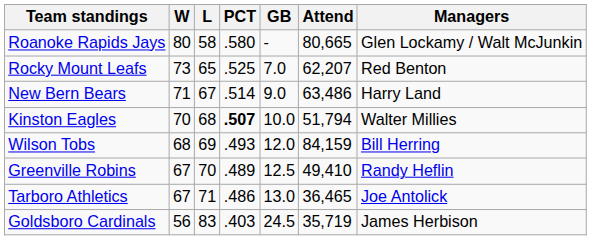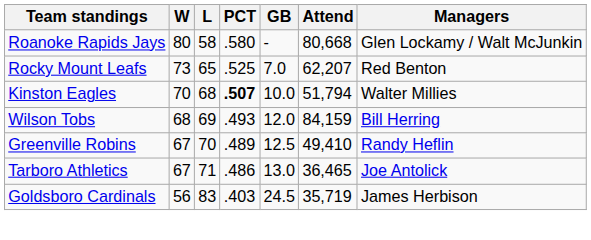(327, 42) 80,665 -> (327, 42) 80,668
- row: (67, 94)
